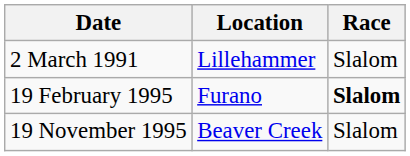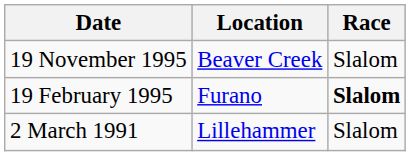rows swapped: (74, 58) <-> (98, 131)
